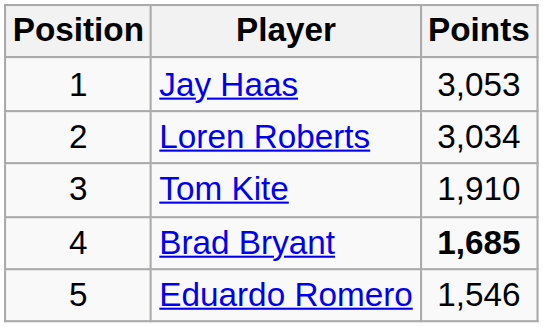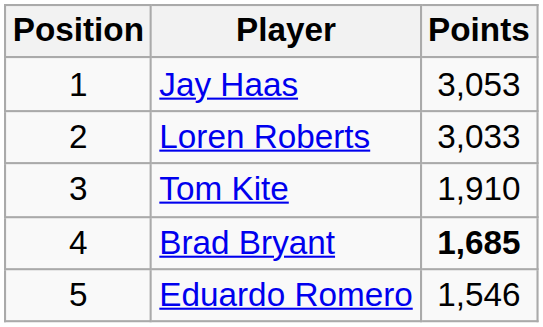(479, 136) 3,034 -> (479, 136) 3,033
